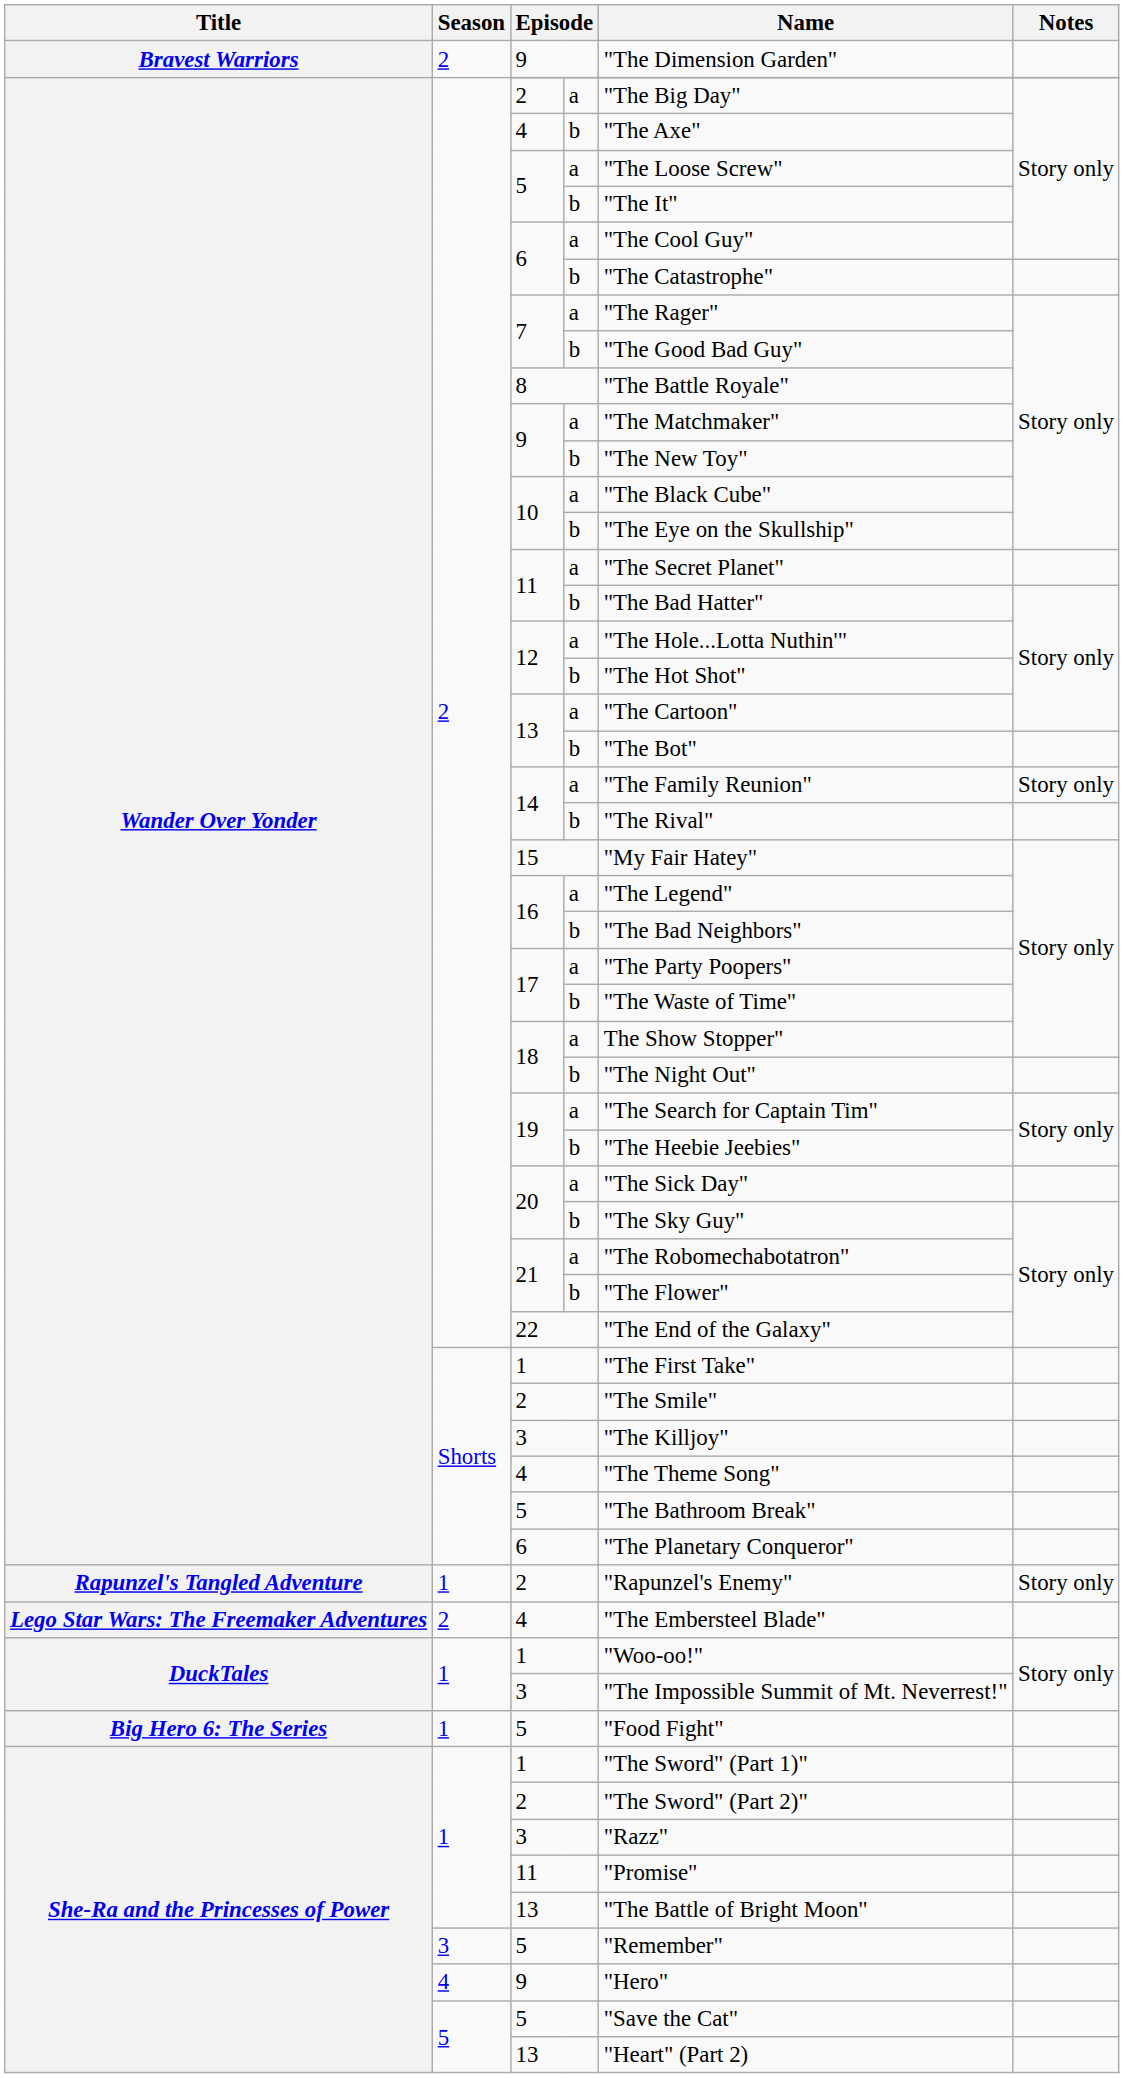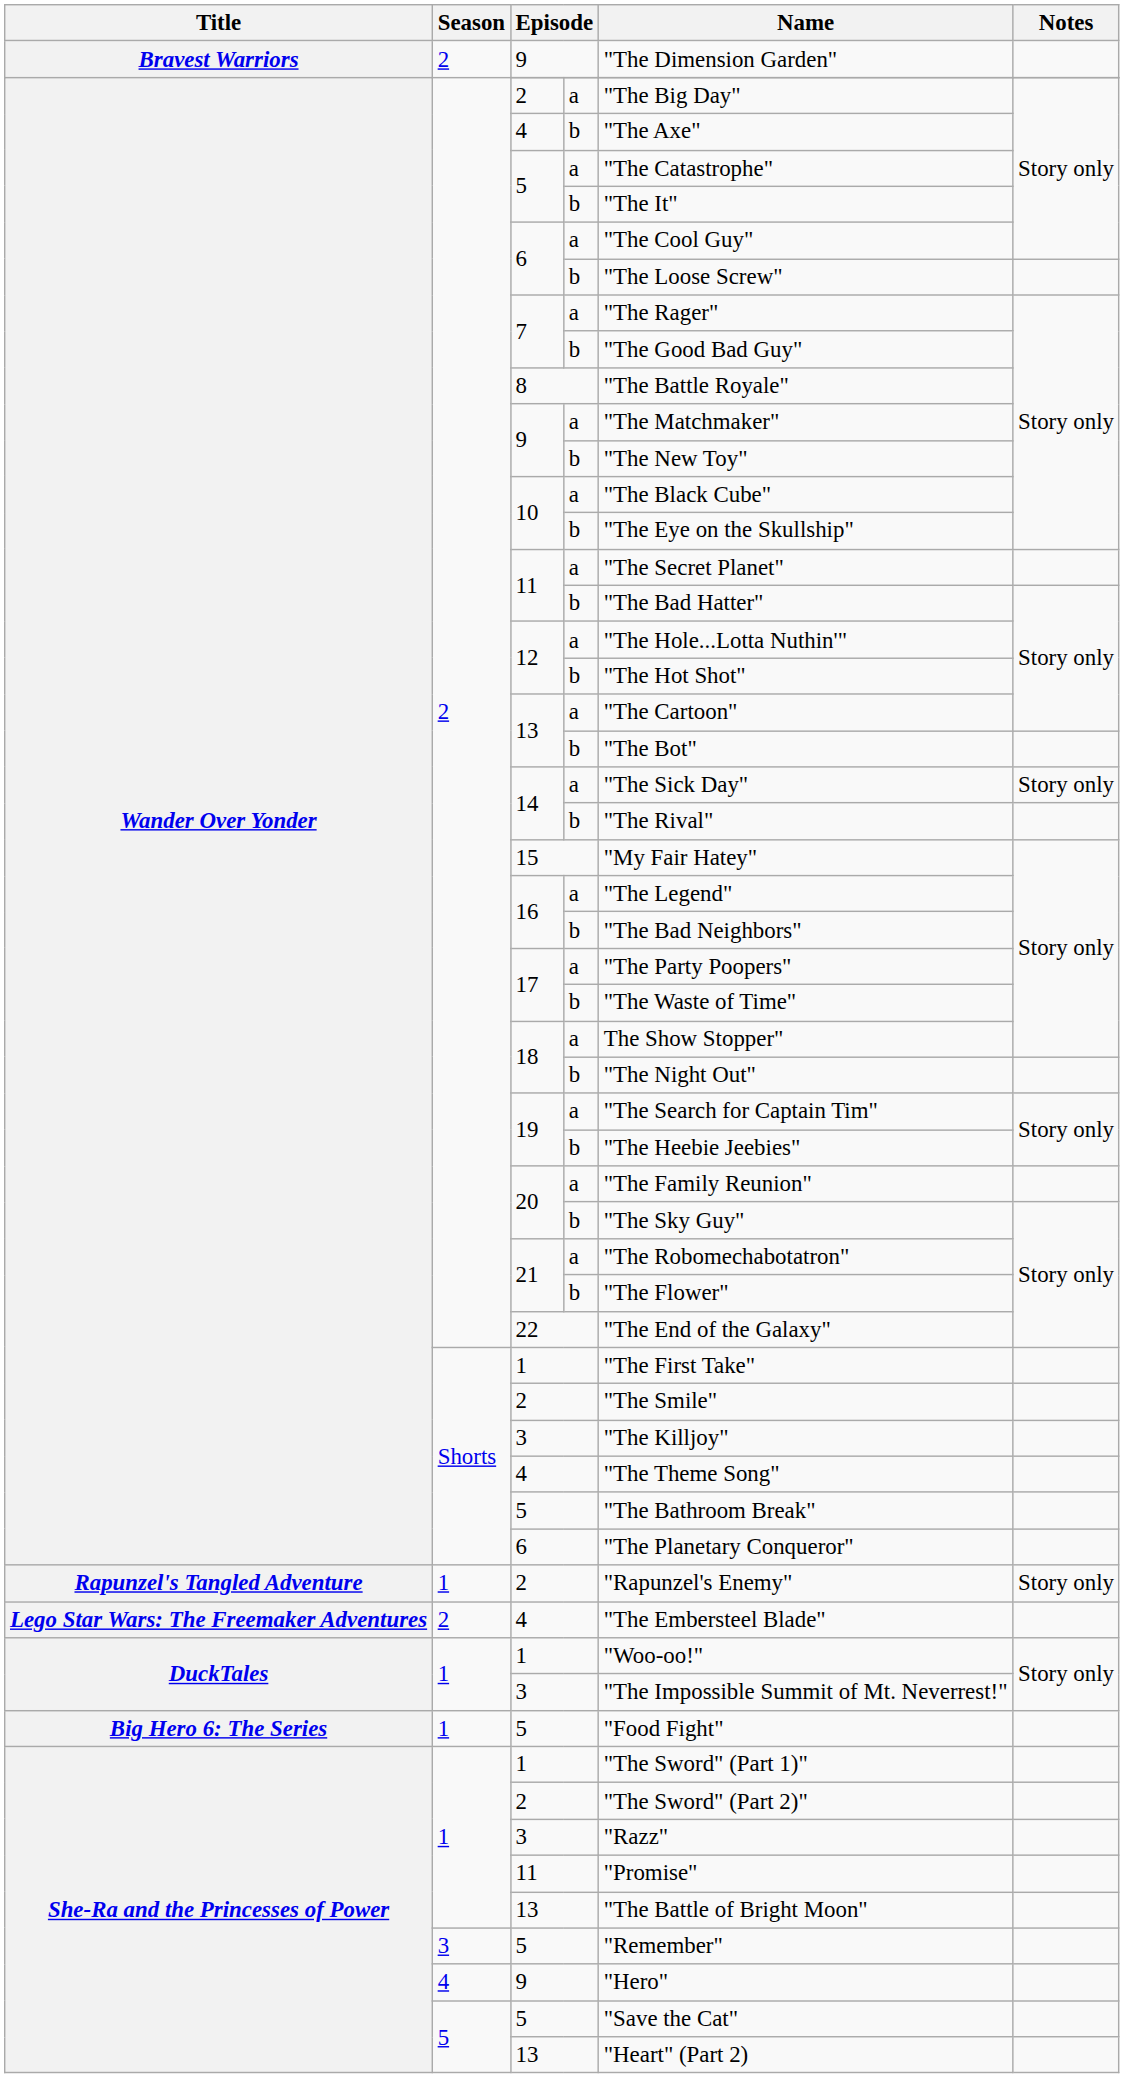(693, 167) "The Loose Screw" -> (688, 167) "The Catastrophe"
(688, 276) "The Catastrophe" -> (693, 276) "The Loose Screw"
(708, 784) "The Family Reunion" -> (676, 784) "The Sick Day"
(676, 1183) "The Sick Day" -> (708, 1183) "The Family Reunion"
